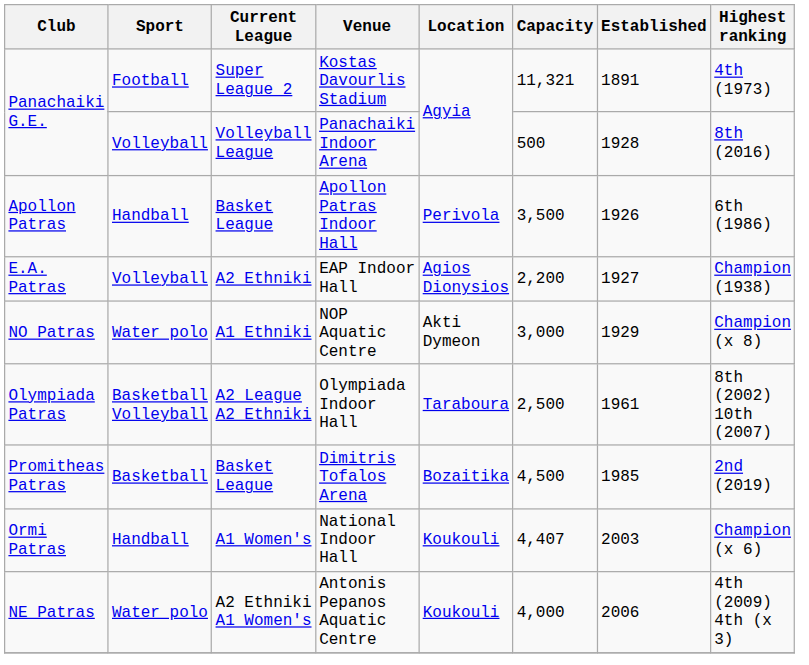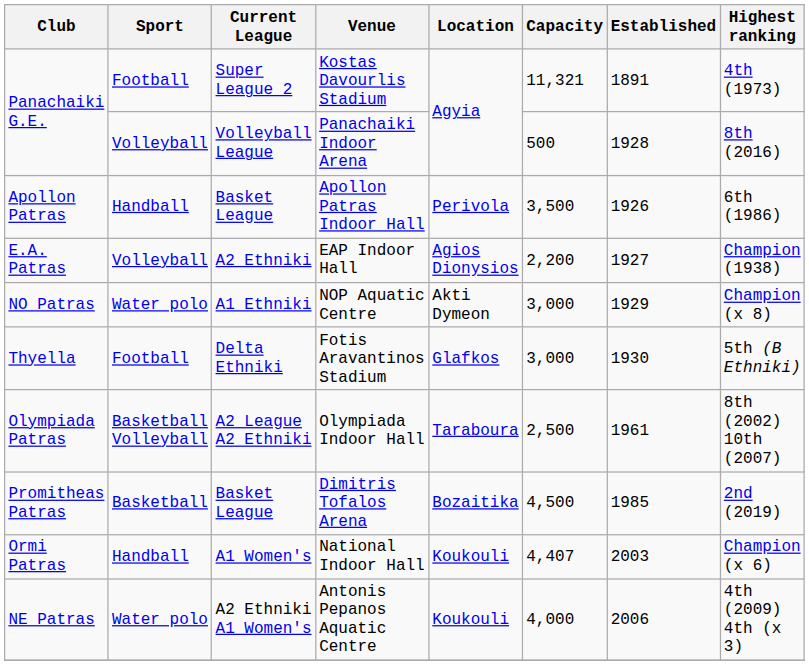+ row: (372, 359)
